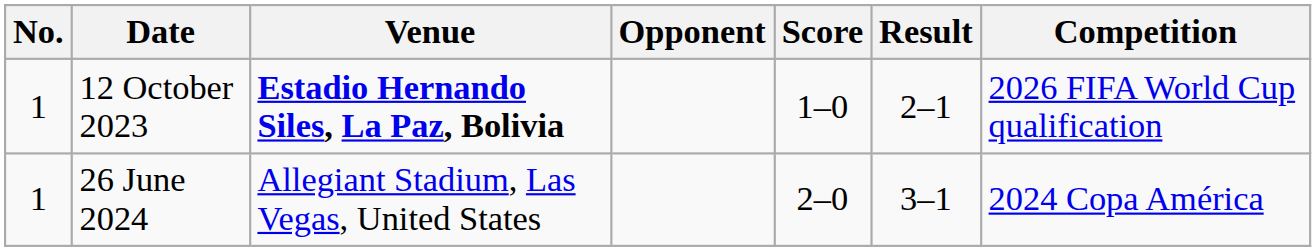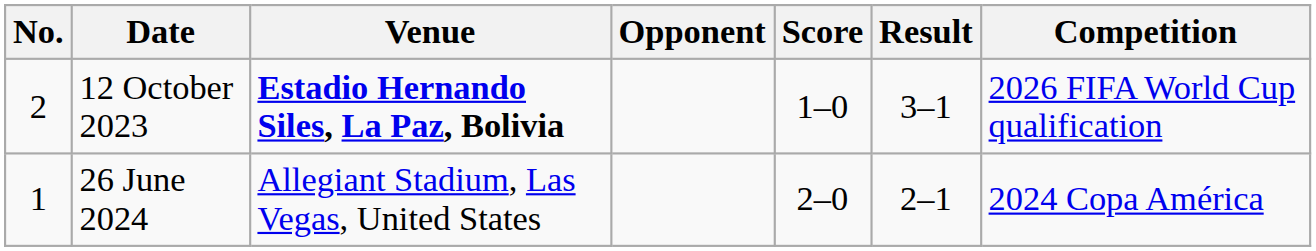(38, 105) 1 -> (38, 105) 2
(926, 105) 2–1 -> (926, 105) 3–1
(926, 198) 3–1 -> (926, 198) 2–1
